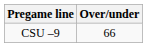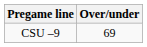(109, 33) 66 -> (109, 33) 69
